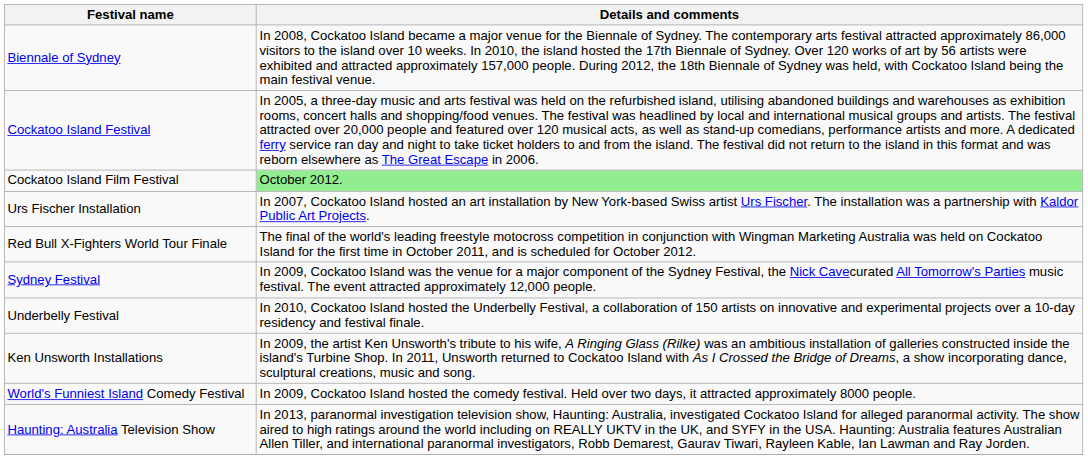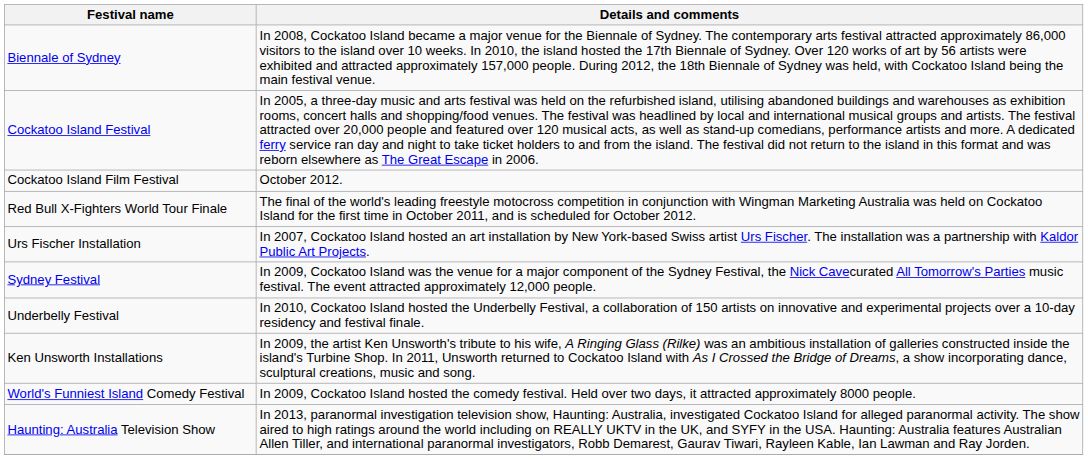(301, 180) lightgreen background -> (301, 180) no background
rows swapped: (74, 208) <-> (117, 244)
